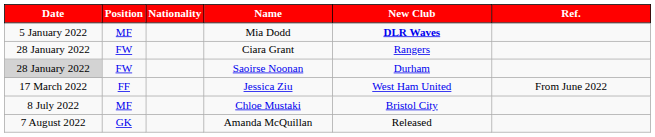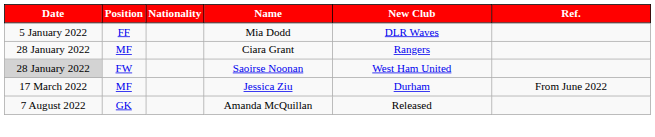(124, 32) MF -> (124, 32) FF
(412, 32) bold -> (412, 32) normal
(124, 50) FW -> (124, 50) MF
(412, 68) Durham -> (412, 68) West Ham United
(124, 87) FF -> (124, 87) MF
(412, 87) West Ham United -> (412, 87) Durham
- row: (268, 105)
